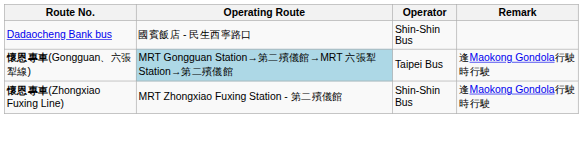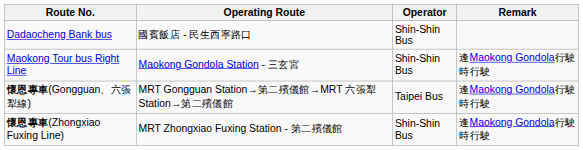+ row: (63, 65)
(257, 64) lightblue background -> (257, 97) no background
